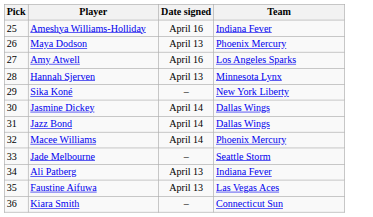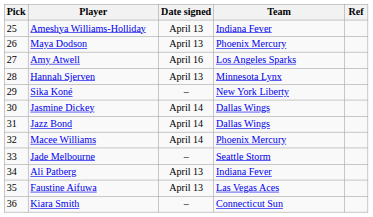+ column: (356, 12)
(186, 28) April 16 -> (186, 28) April 13
